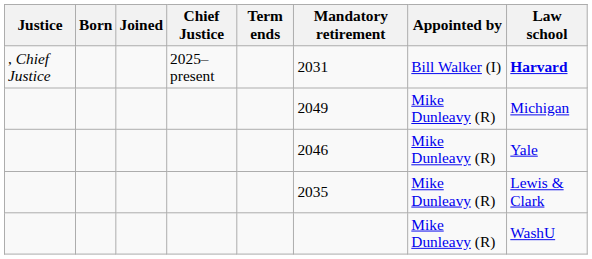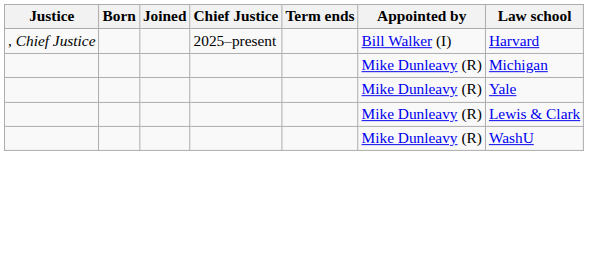- column: (351, 25)
(539, 66) bold -> (514, 41) normal
